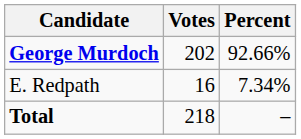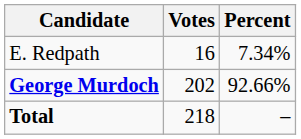rows swapped: (84, 52) <-> (54, 85)
